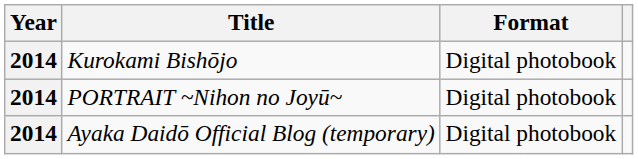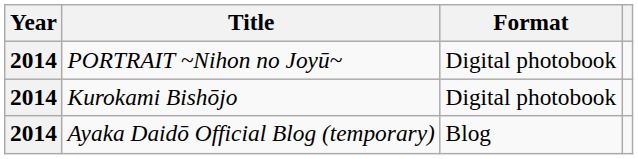rows swapped: (205, 97) <-> (152, 60)
(531, 134) Digital photobook -> (468, 134) Blog
